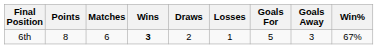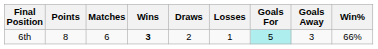(271, 37) no background -> (271, 37) paleturquoise background
(353, 37) 67% -> (353, 37) 66%
